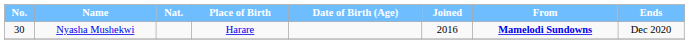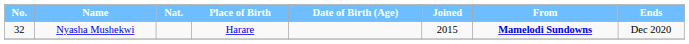(19, 30) 30 -> (19, 30) 32
(447, 30) 2016 -> (447, 30) 2015
